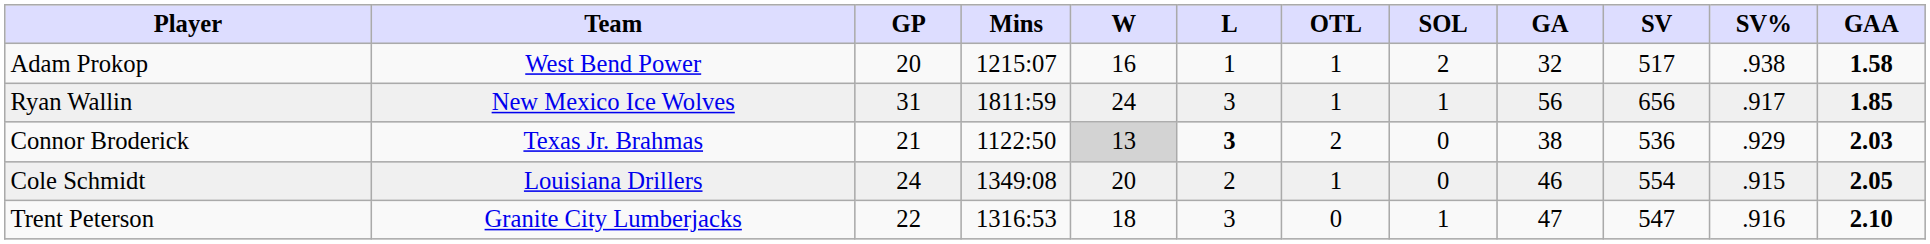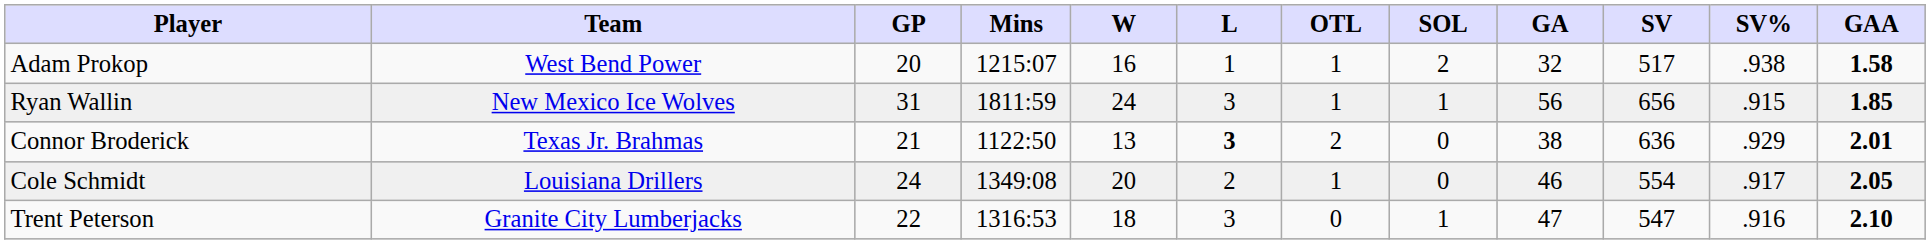(1764, 102) .917 -> (1764, 102) .915
(1124, 141) lightgrey background -> (1124, 141) no background
(1657, 141) 536 -> (1657, 141) 636
(1871, 141) 2.03 -> (1871, 141) 2.01
(1764, 180) .915 -> (1764, 180) .917
